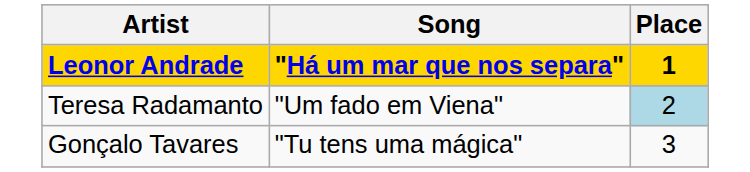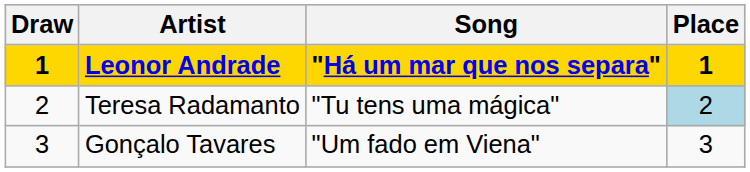+ column: (42, 24)
(389, 105) "Um fado em Viena" -> (435, 105) "Tu tens uma mágica"
(398, 145) "Tu tens uma mágica" -> (426, 145) "Um fado em Viena"
